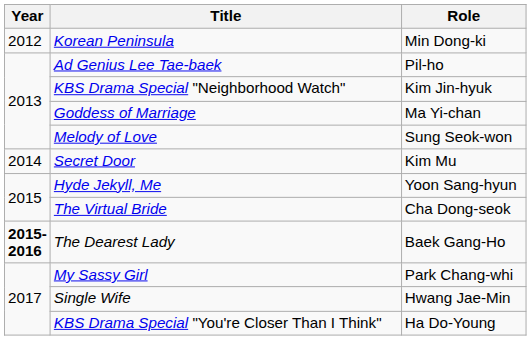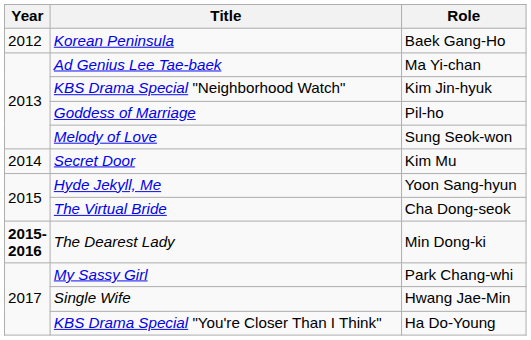(445, 40) Min Dong-ki -> (455, 40) Baek Gang-Ho
(424, 64) Pil-ho -> (443, 64) Ma Yi-chan
(443, 112) Ma Yi-chan -> (424, 112) Pil-ho
(455, 242) Baek Gang-Ho -> (445, 242) Min Dong-ki
